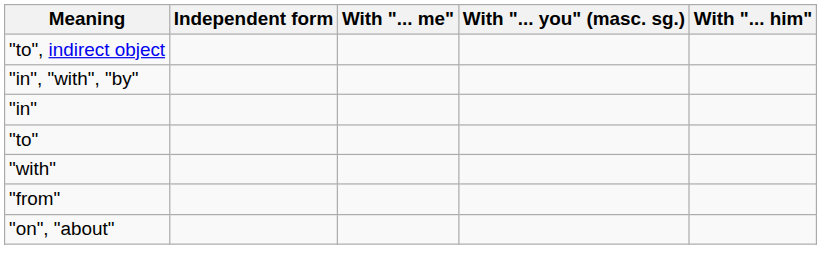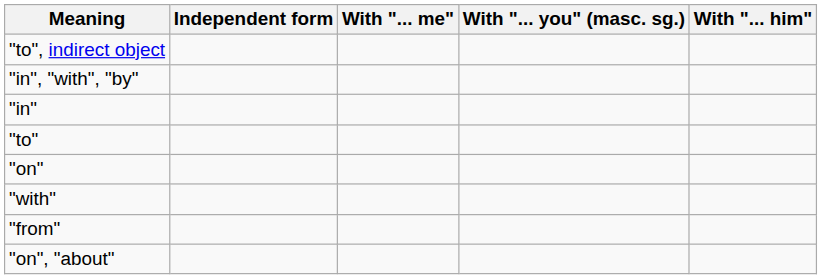+ row: (26, 169)
